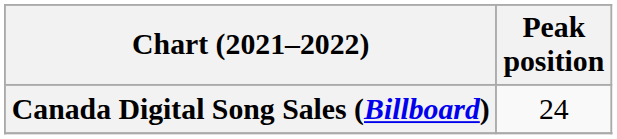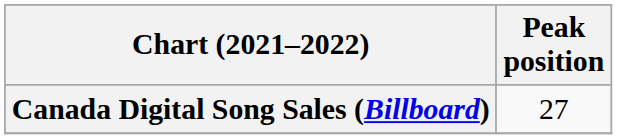(554, 108) 24 -> (554, 108) 27
